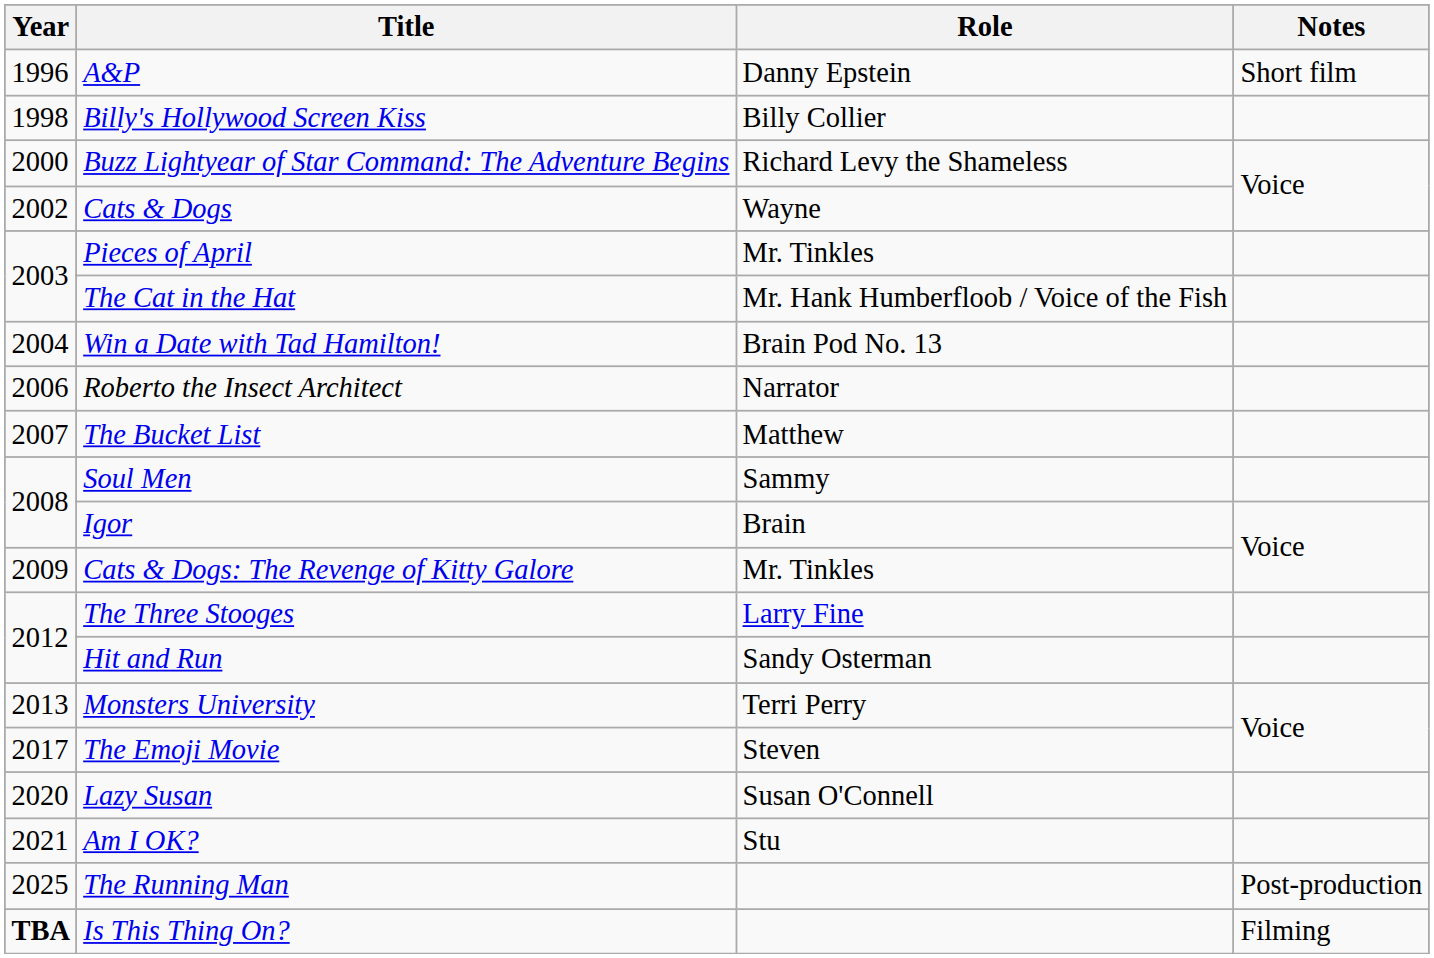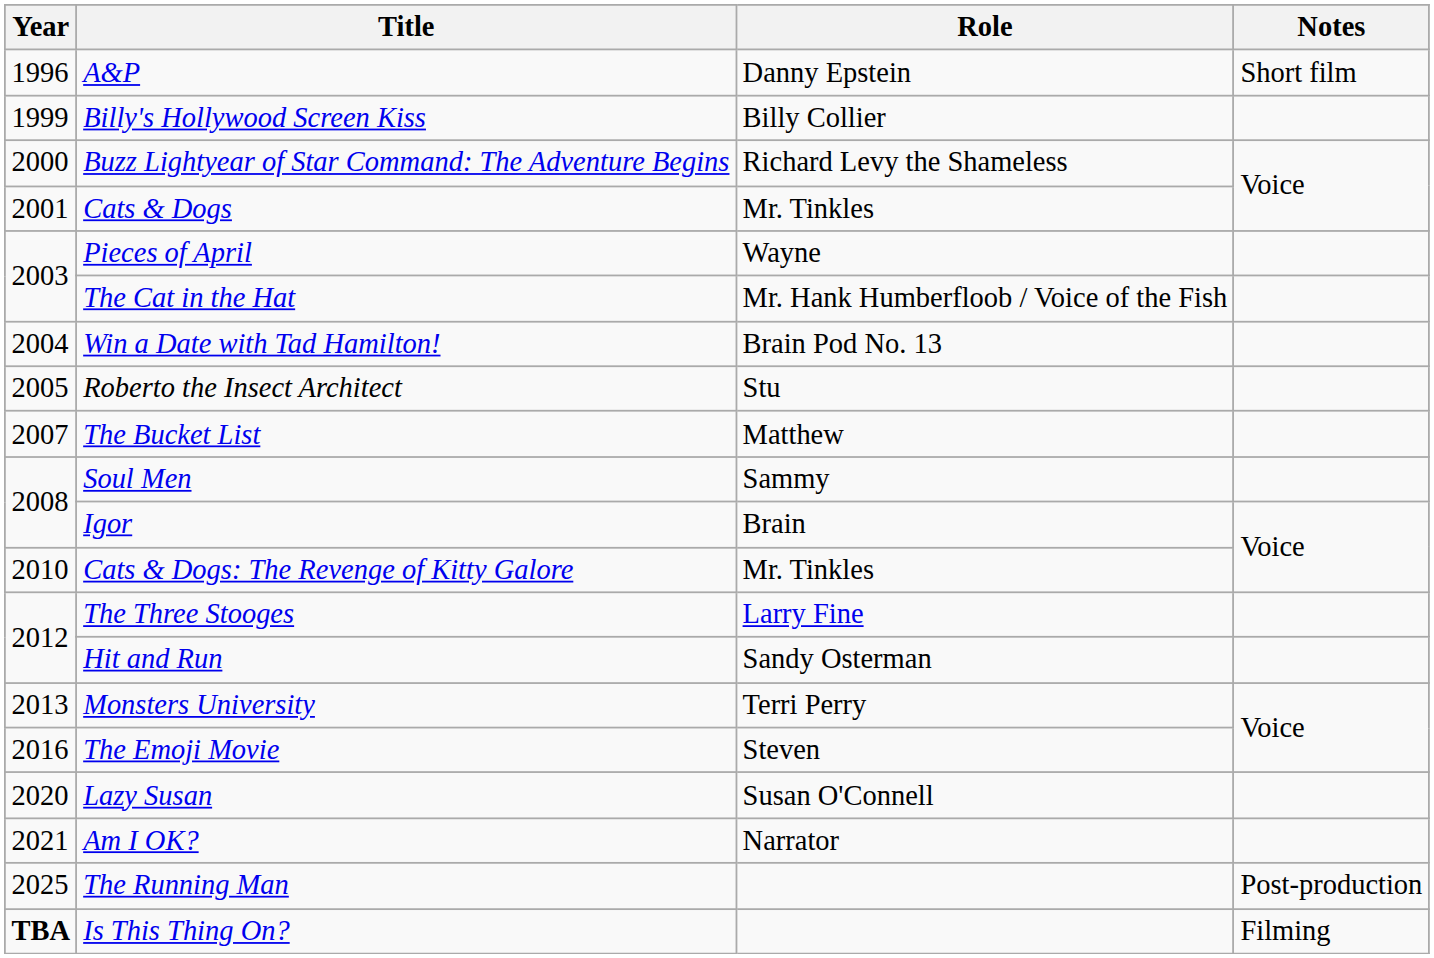(40, 117) 1998 -> (40, 117) 1999
(40, 207) 2002 -> (40, 207) 2001
(782, 207) Wayne -> (808, 207) Mr. Tinkles
(808, 252) Mr. Tinkles -> (782, 252) Wayne
(40, 388) 2006 -> (40, 388) 2005
(791, 388) Narrator -> (762, 388) Stu
(40, 569) 2009 -> (40, 569) 2010
(40, 749) 2017 -> (40, 749) 2016
(762, 840) Stu -> (791, 840) Narrator
